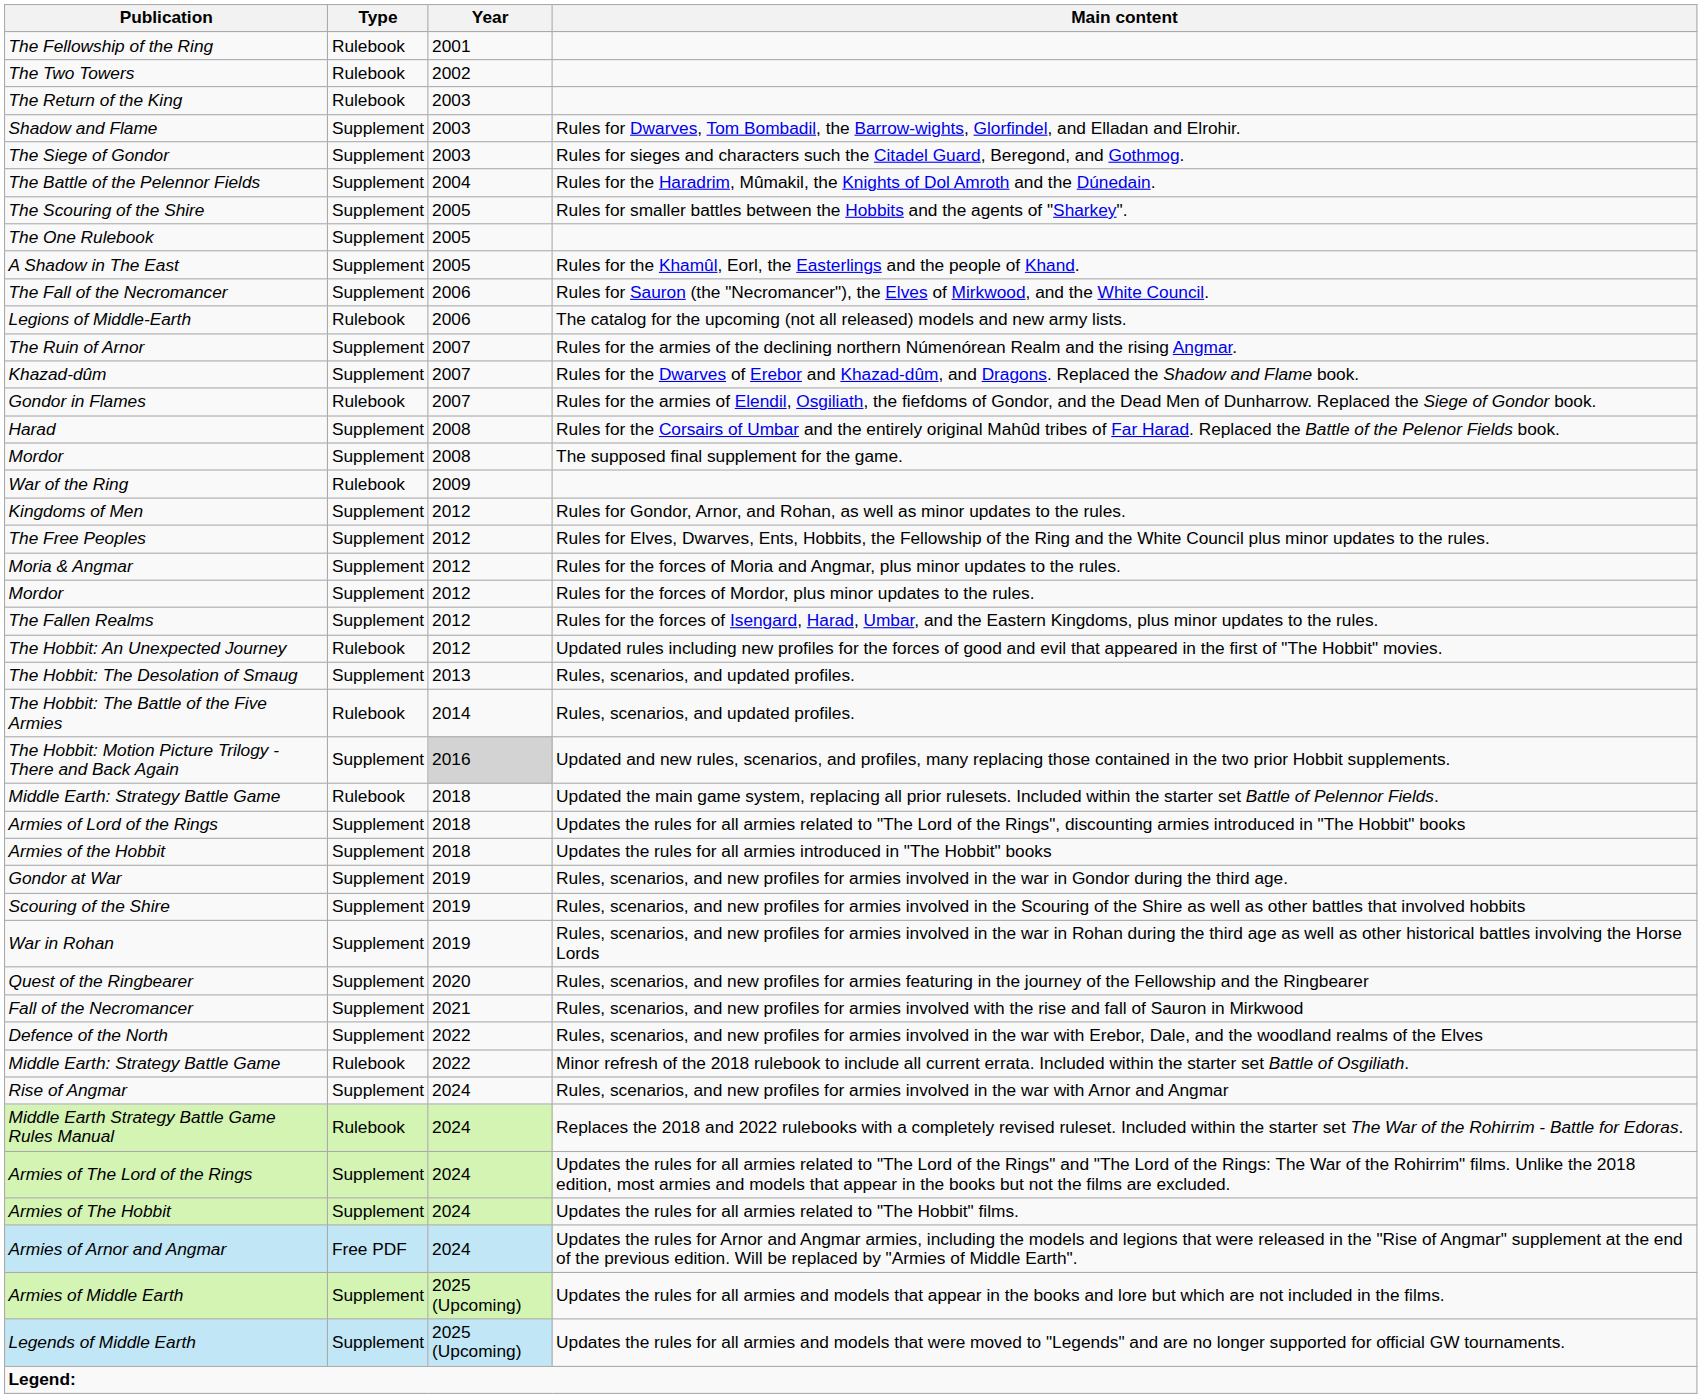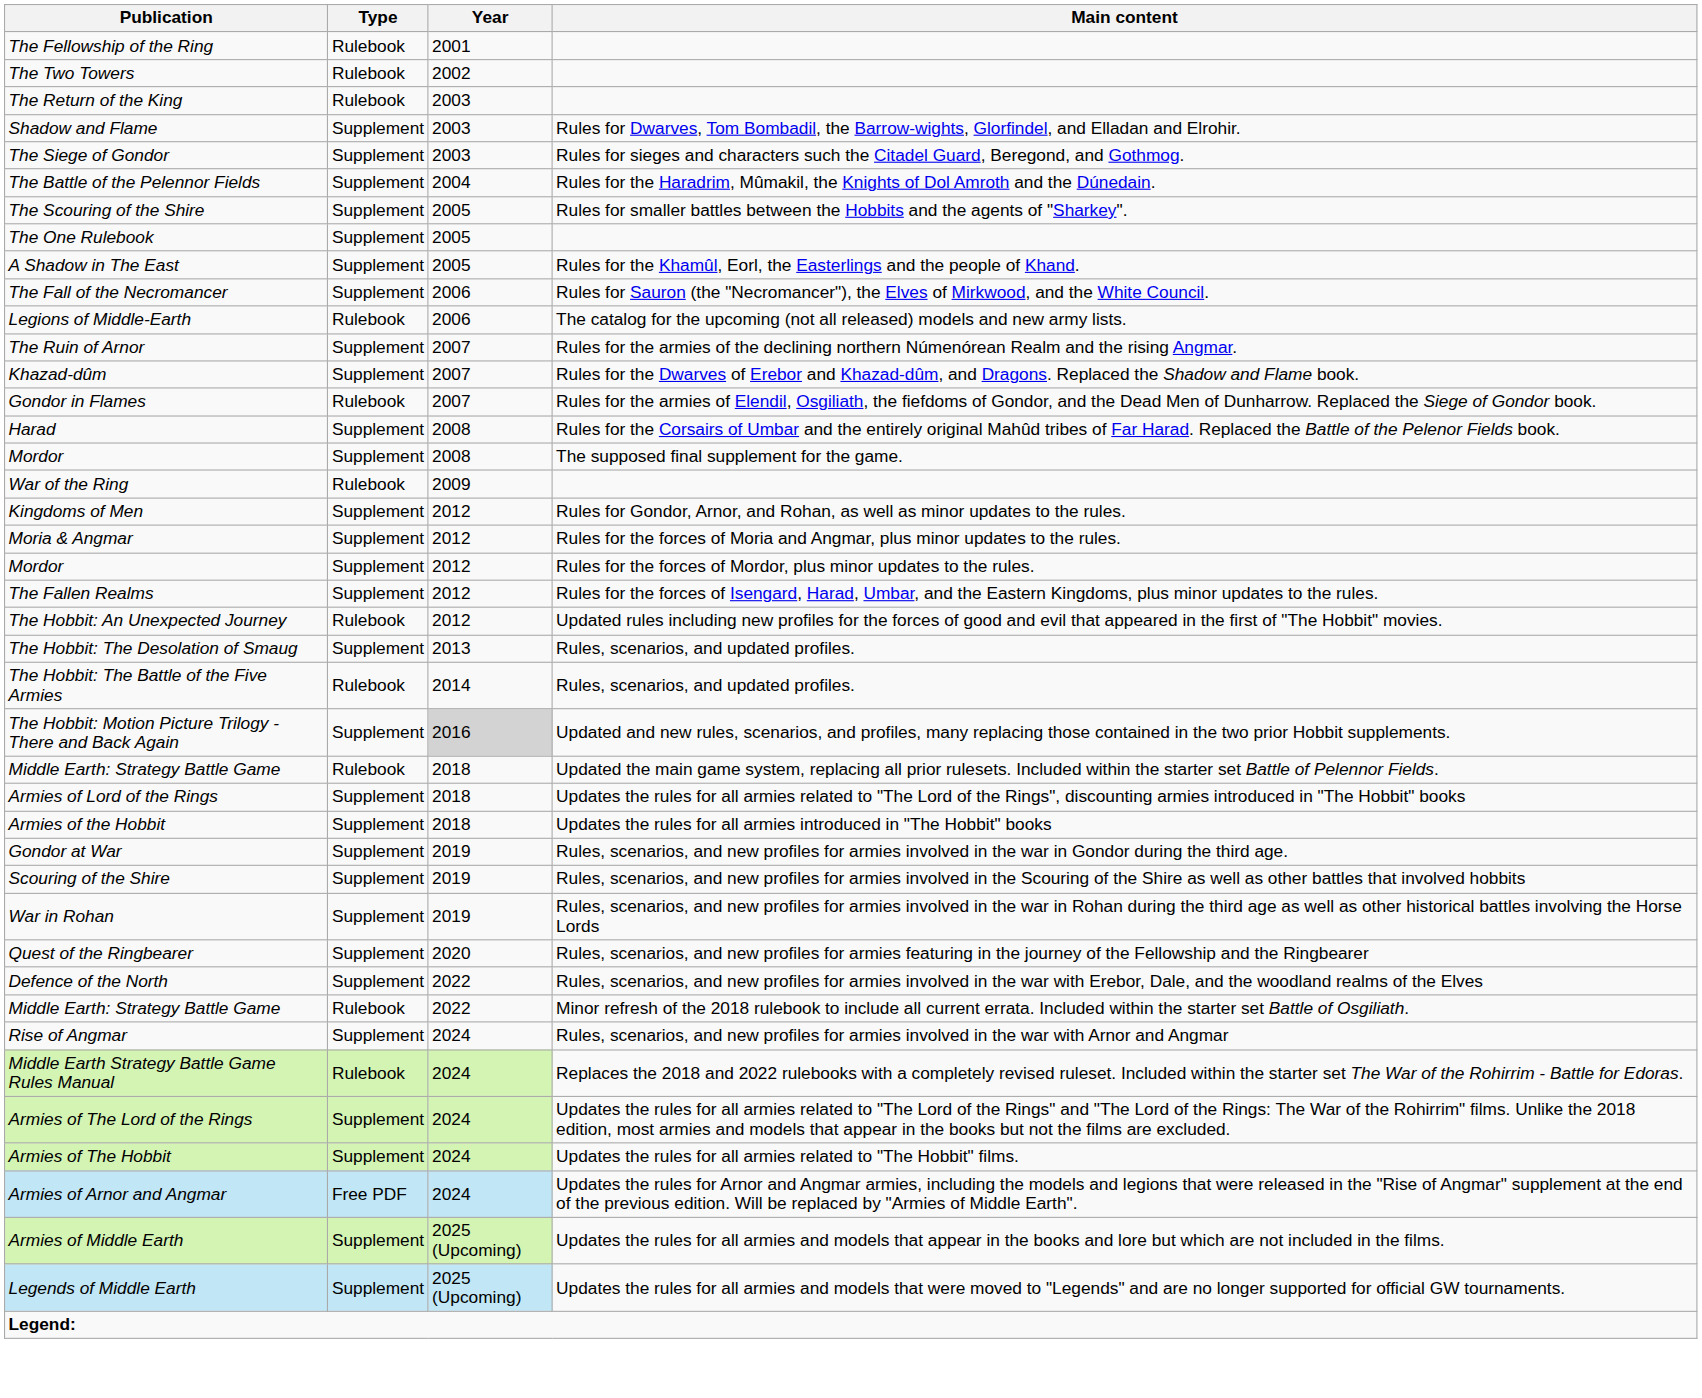- row: (77, 538)
- row: (101, 1008)
